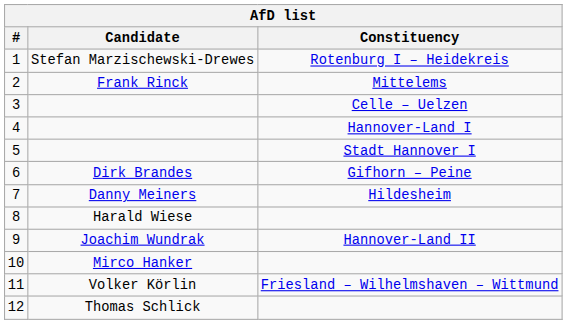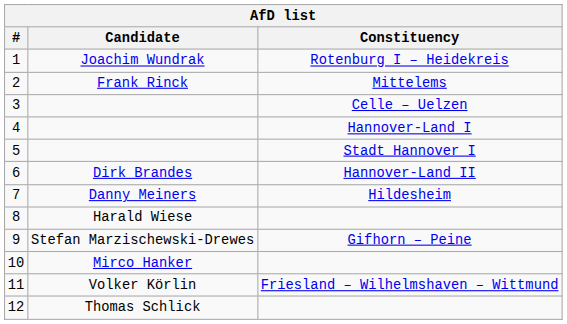(143, 61) Stefan Marzischewski-Drewes -> (143, 61) Joachim Wundrak
(410, 173) Gifhorn – Peine -> (410, 173) Hannover-Land II
(143, 240) Joachim Wundrak -> (143, 240) Stefan Marzischewski-Drewes
(410, 240) Hannover-Land II -> (410, 240) Gifhorn – Peine
